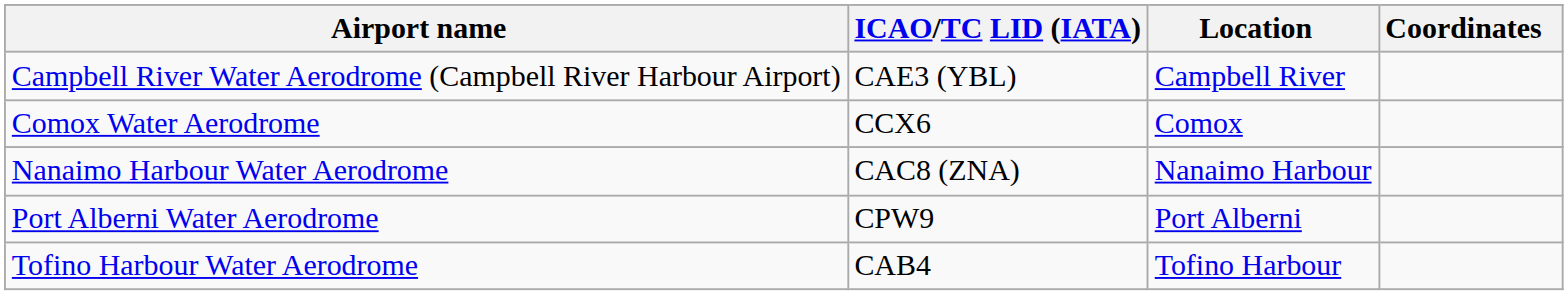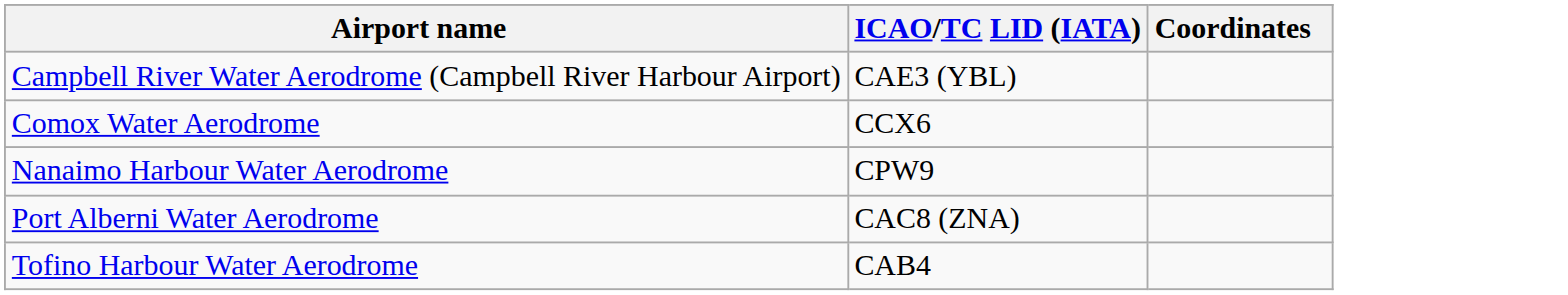- column: (1263, 28)
(937, 170) CAC8 (ZNA) -> (894, 170) CPW9
(894, 218) CPW9 -> (937, 218) CAC8 (ZNA)
